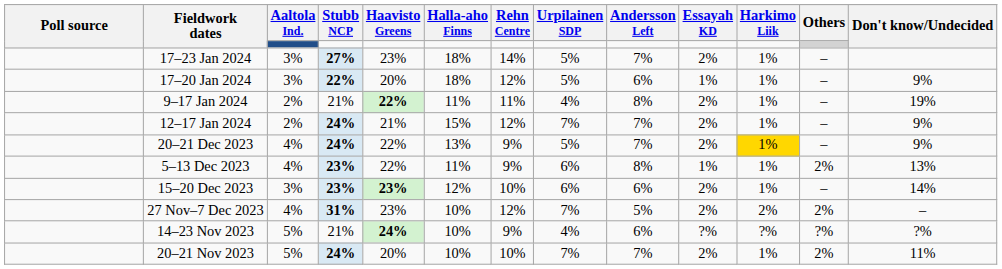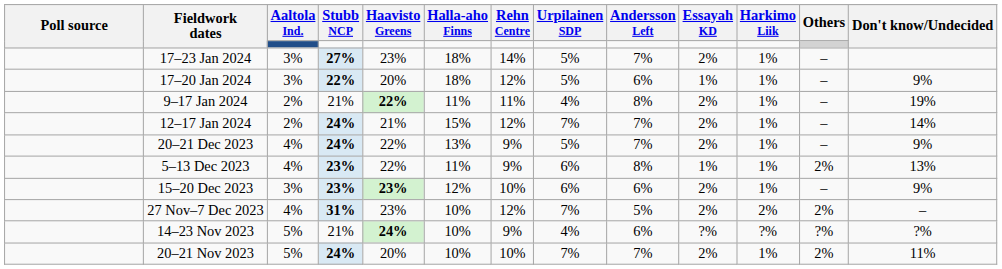(923, 123) 9% -> (923, 123) 14%
(768, 144) gold background -> (768, 144) no background
(923, 188) 14% -> (923, 188) 9%
